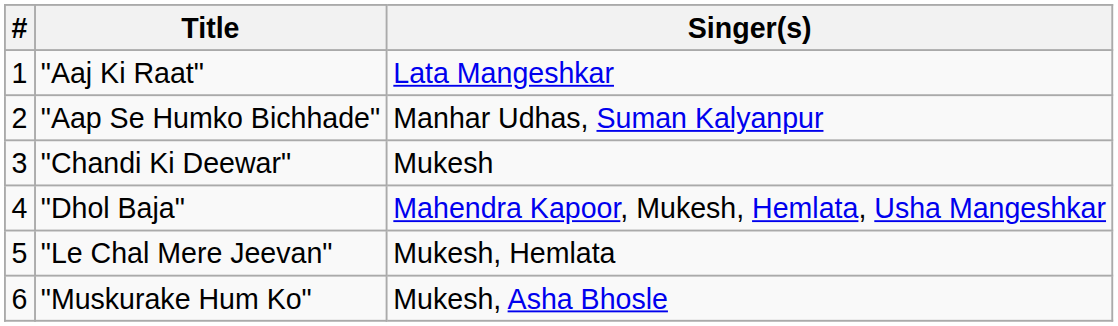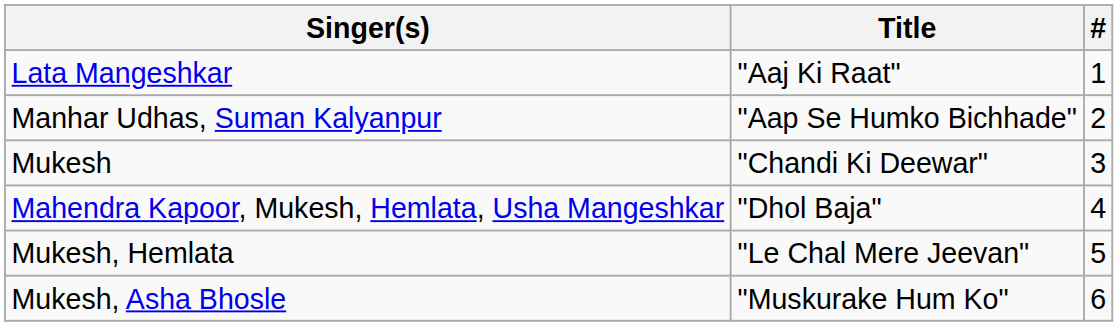columns swapped: (20, 28) <-> (750, 28)
